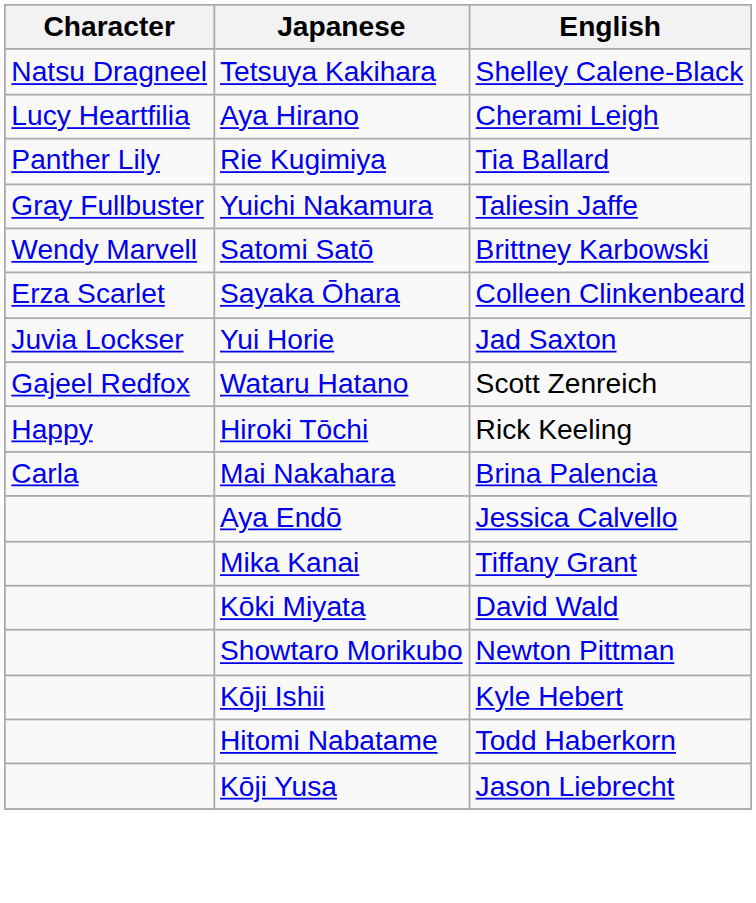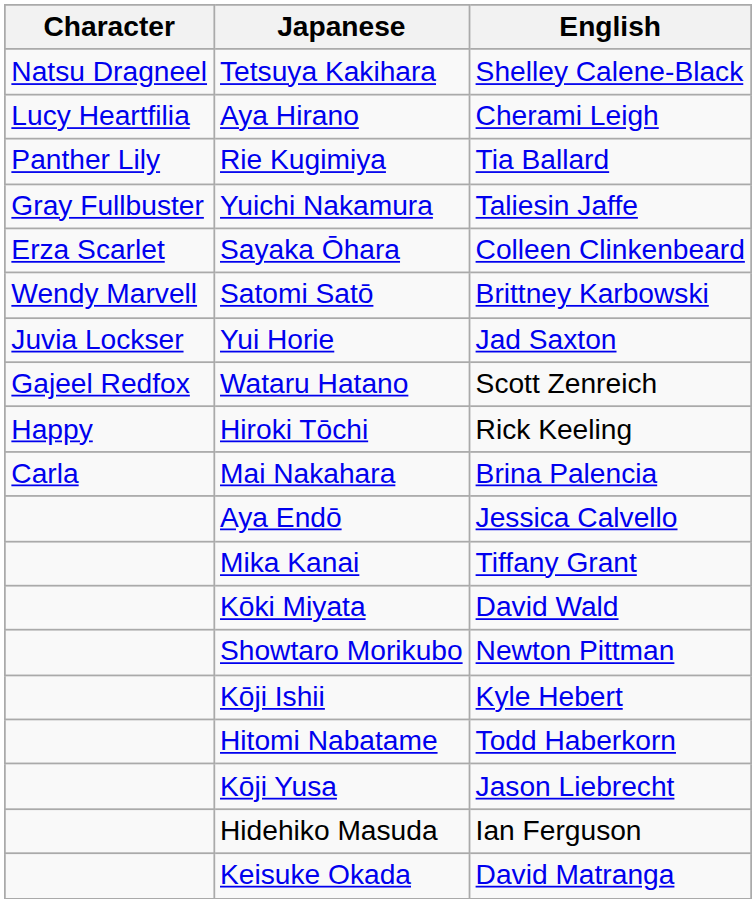rows swapped: (310, 294) <-> (297, 250)
+ row: (329, 830)
+ row: (316, 875)
